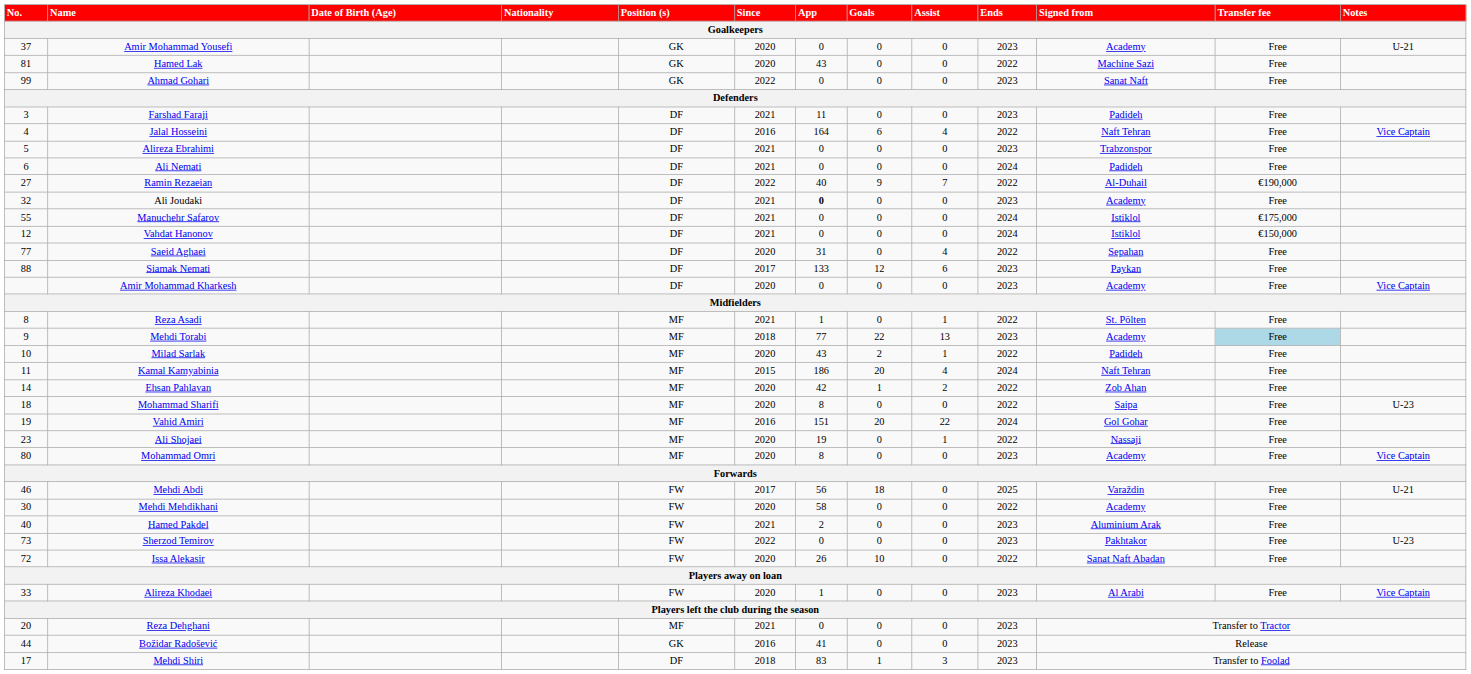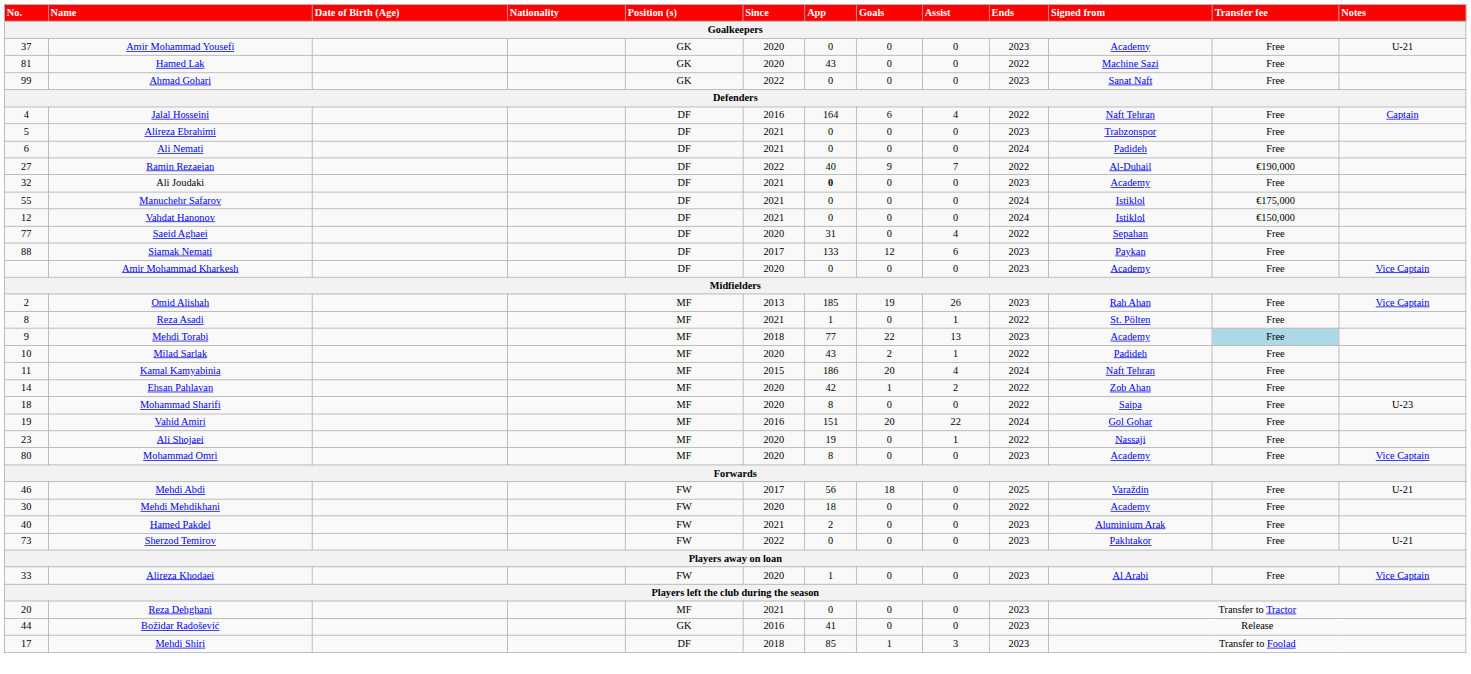- row: (178, 114)
(1403, 131) Vice Captain -> (1403, 114) Captain
+ row: (180, 302)
(821, 507) 58 -> (831, 507) 18
(1403, 541) U-23 -> (1403, 541) U-21
- row: (178, 558)
(821, 660) 83 -> (831, 643) 85
